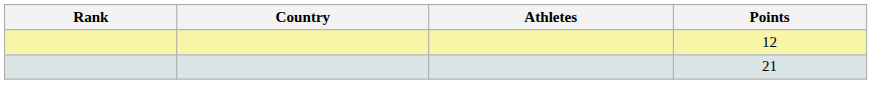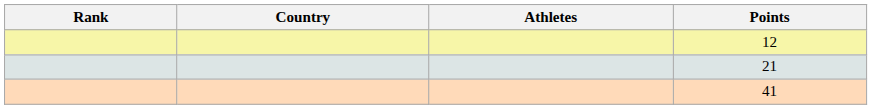+ row: (770, 92)
